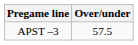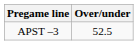(102, 31) 57.5 -> (102, 31) 52.5
